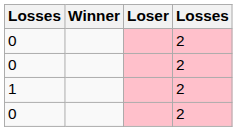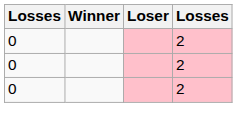- row: (12, 89)
